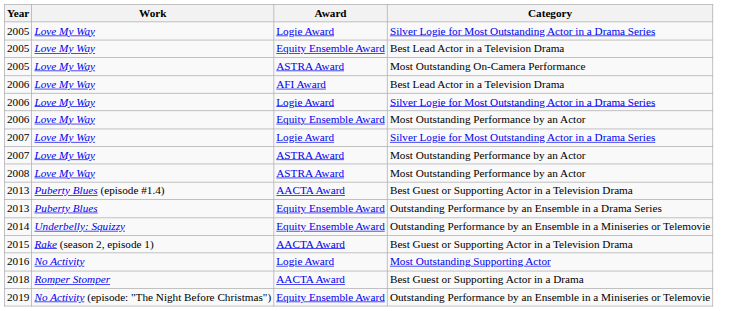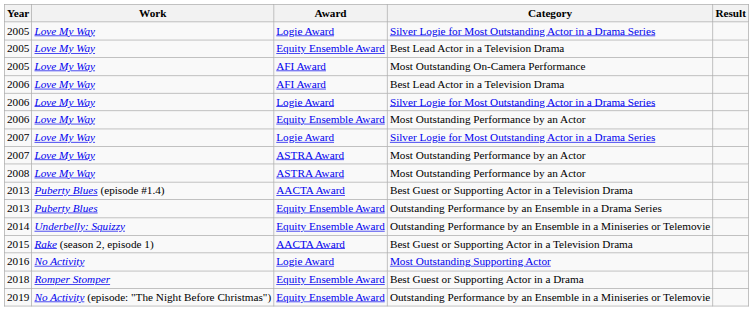+ column: (731, 13)
(310, 66) ASTRA Award -> (301, 66) AFI Award
(311, 279) AACTA Award -> (331, 279) Equity Ensemble Award
